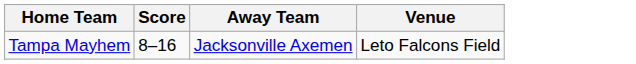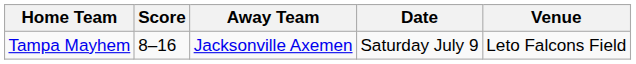+ column: (419, 18)
